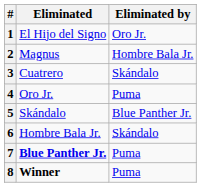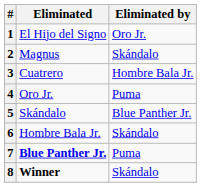(153, 53) Hombre Bala Jr. -> (135, 53) Skándalo
(135, 73) Skándalo -> (153, 73) Hombre Bala Jr.
(126, 172) Puma -> (135, 172) Skándalo
